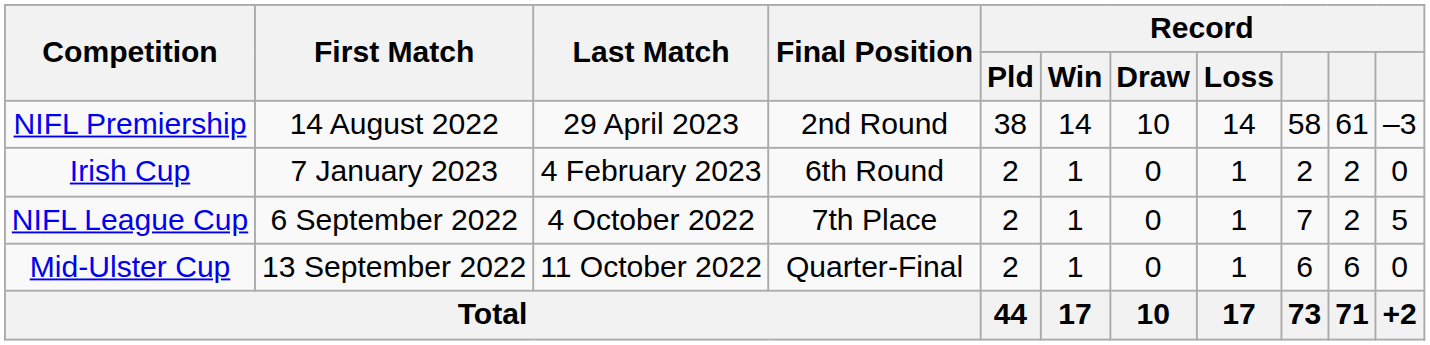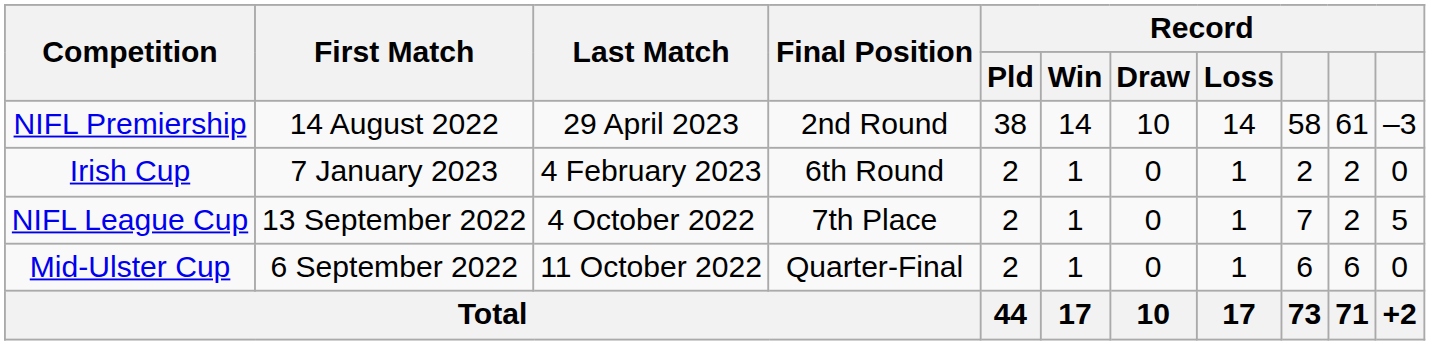(394, 219) 6 September 2022 -> (394, 219) 13 September 2022
(394, 266) 13 September 2022 -> (394, 266) 6 September 2022
